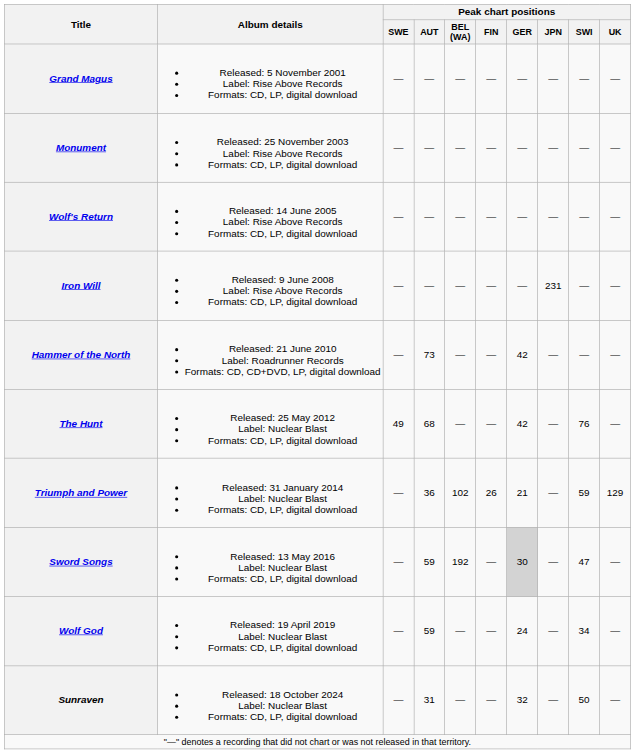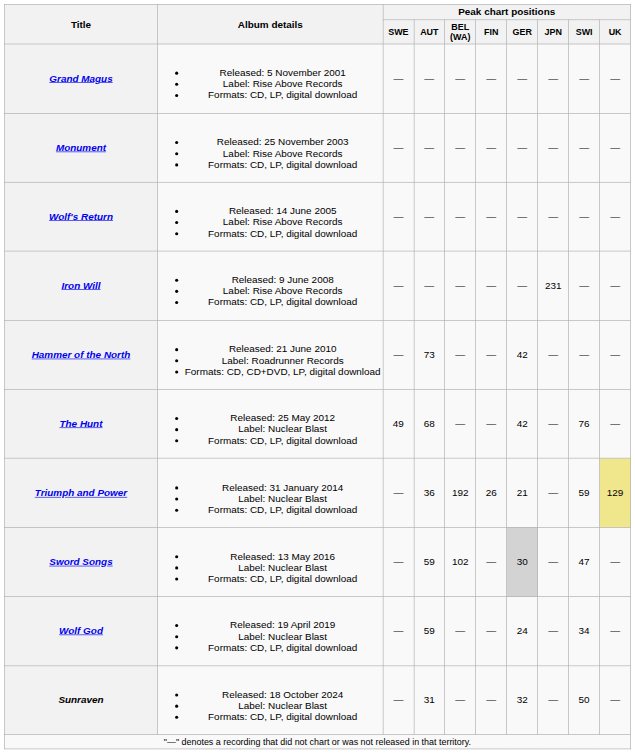(460, 493) 102 -> (460, 493) 192
(615, 493) no background -> (615, 493) khaki background
(460, 562) 192 -> (460, 562) 102
